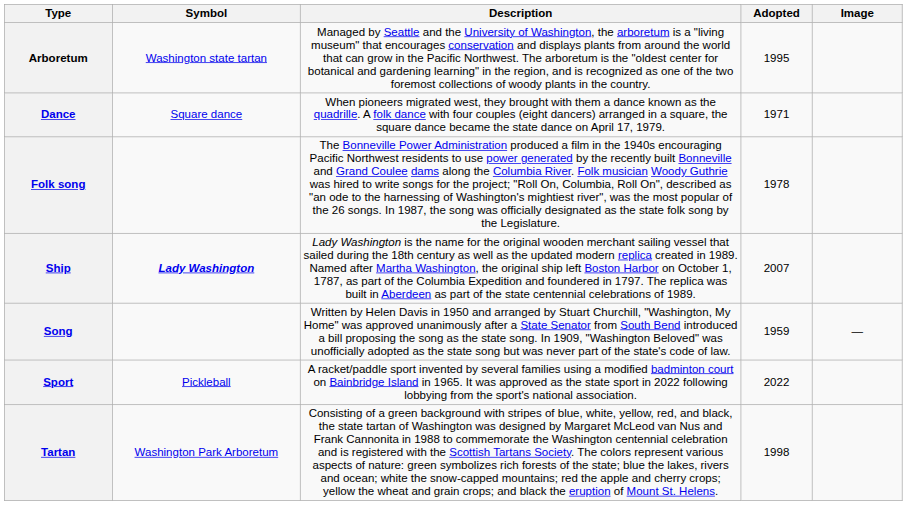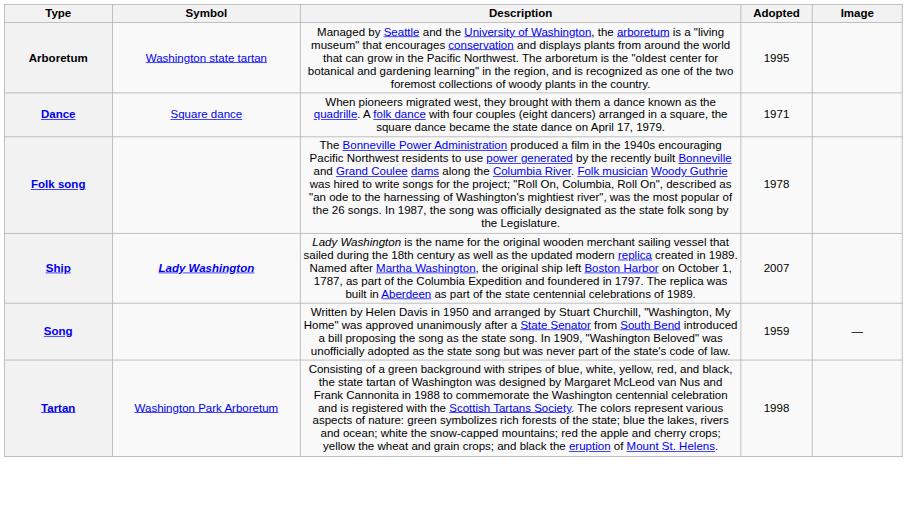- row: (58, 382)
